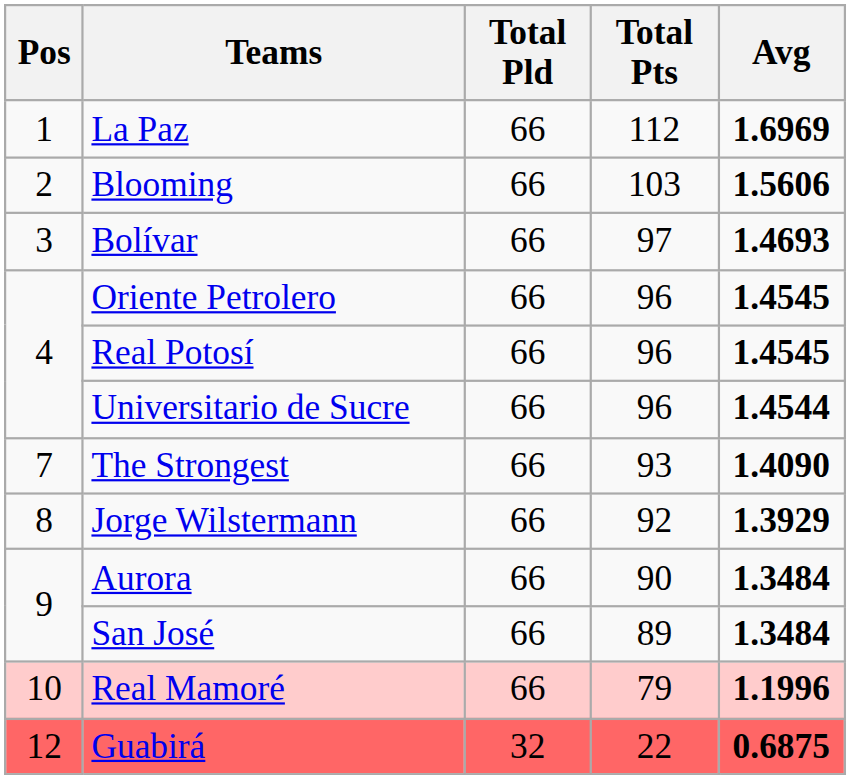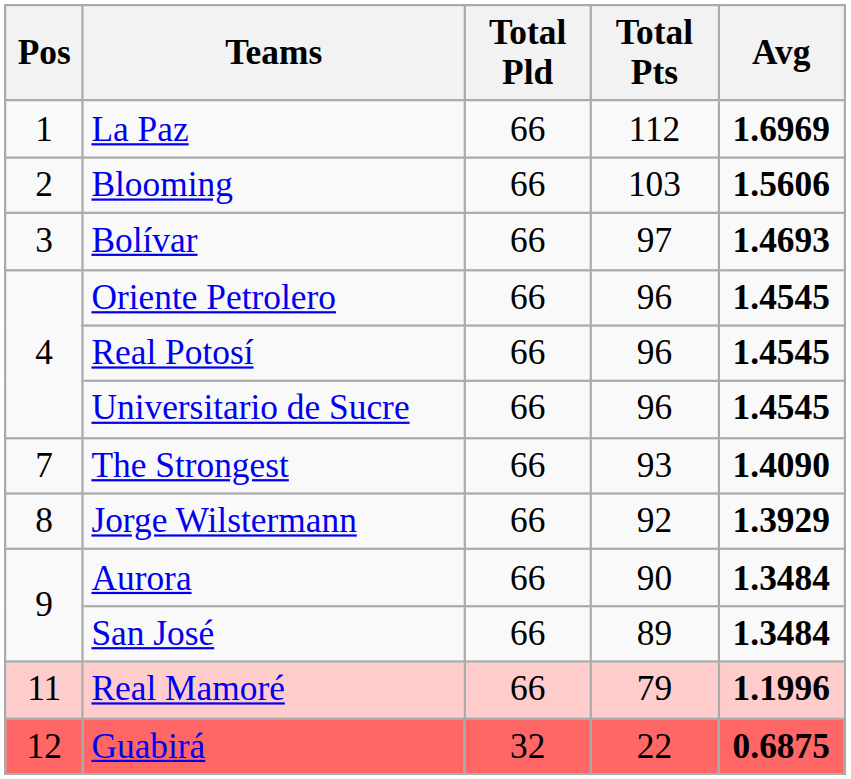(781, 408) 1.4544 -> (781, 408) 1.4545
(44, 689) 10 -> (44, 689) 11
